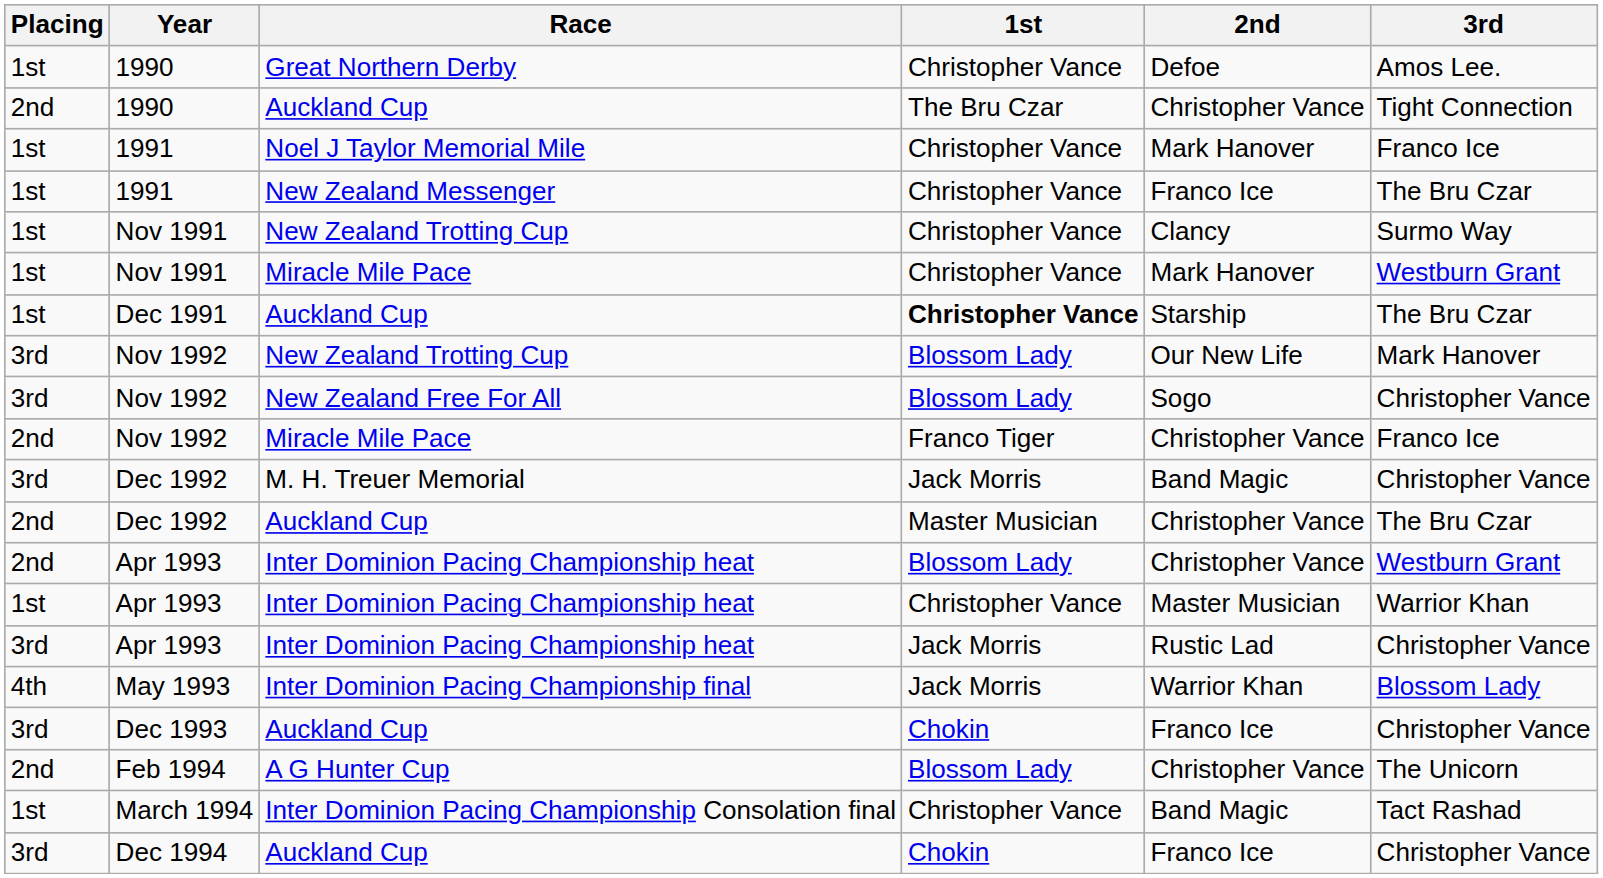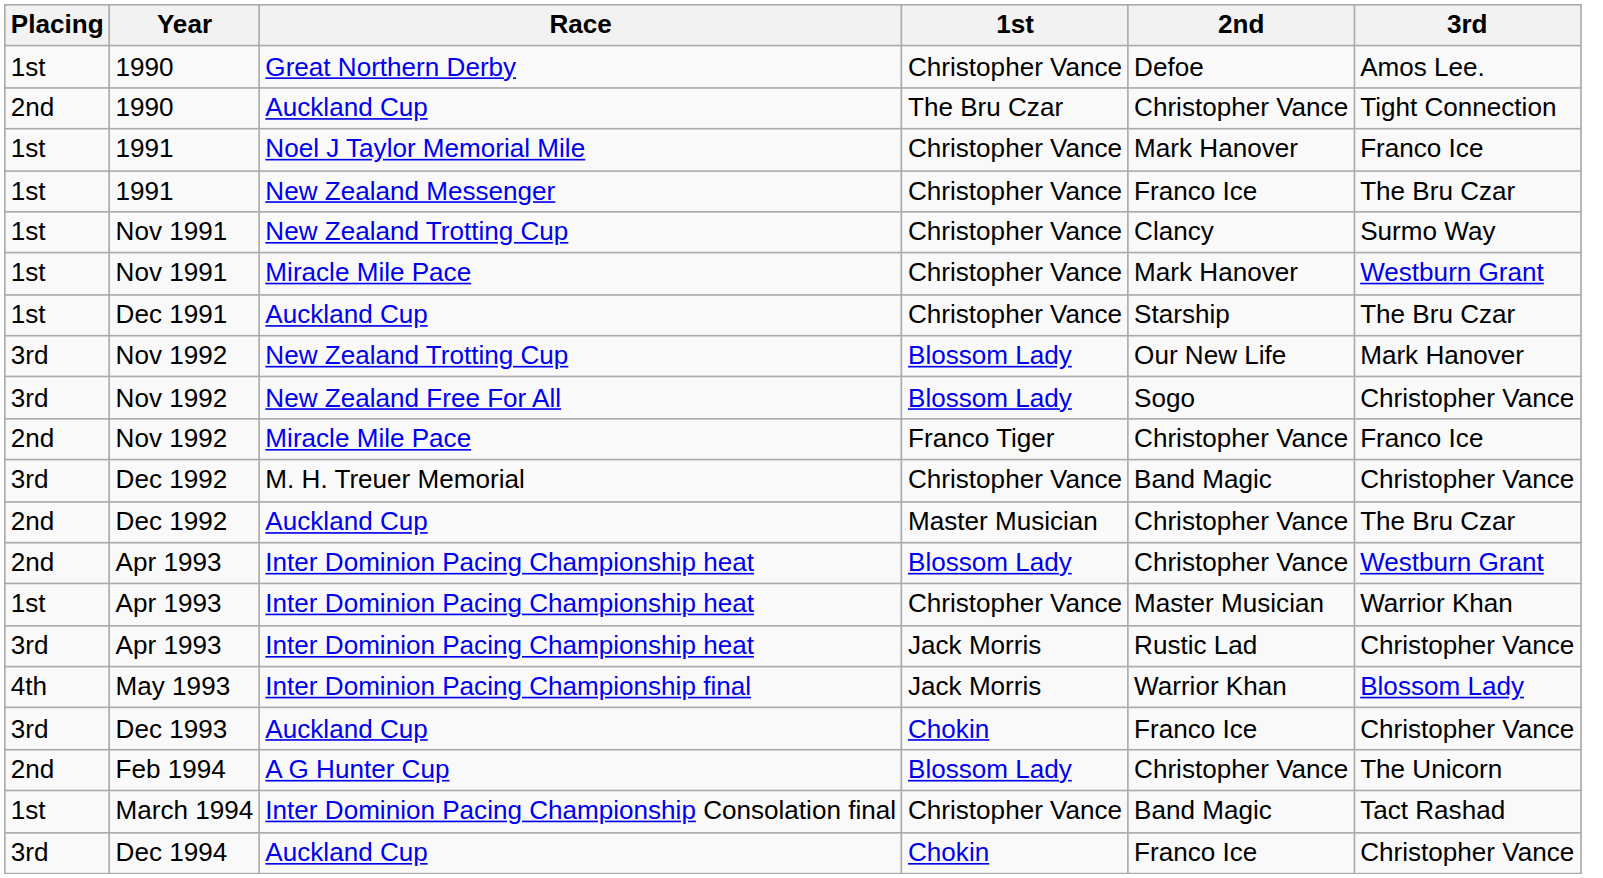(1023, 314) bold -> (1015, 314) normal
(975, 480) Jack Morris -> (1015, 480) Christopher Vance
